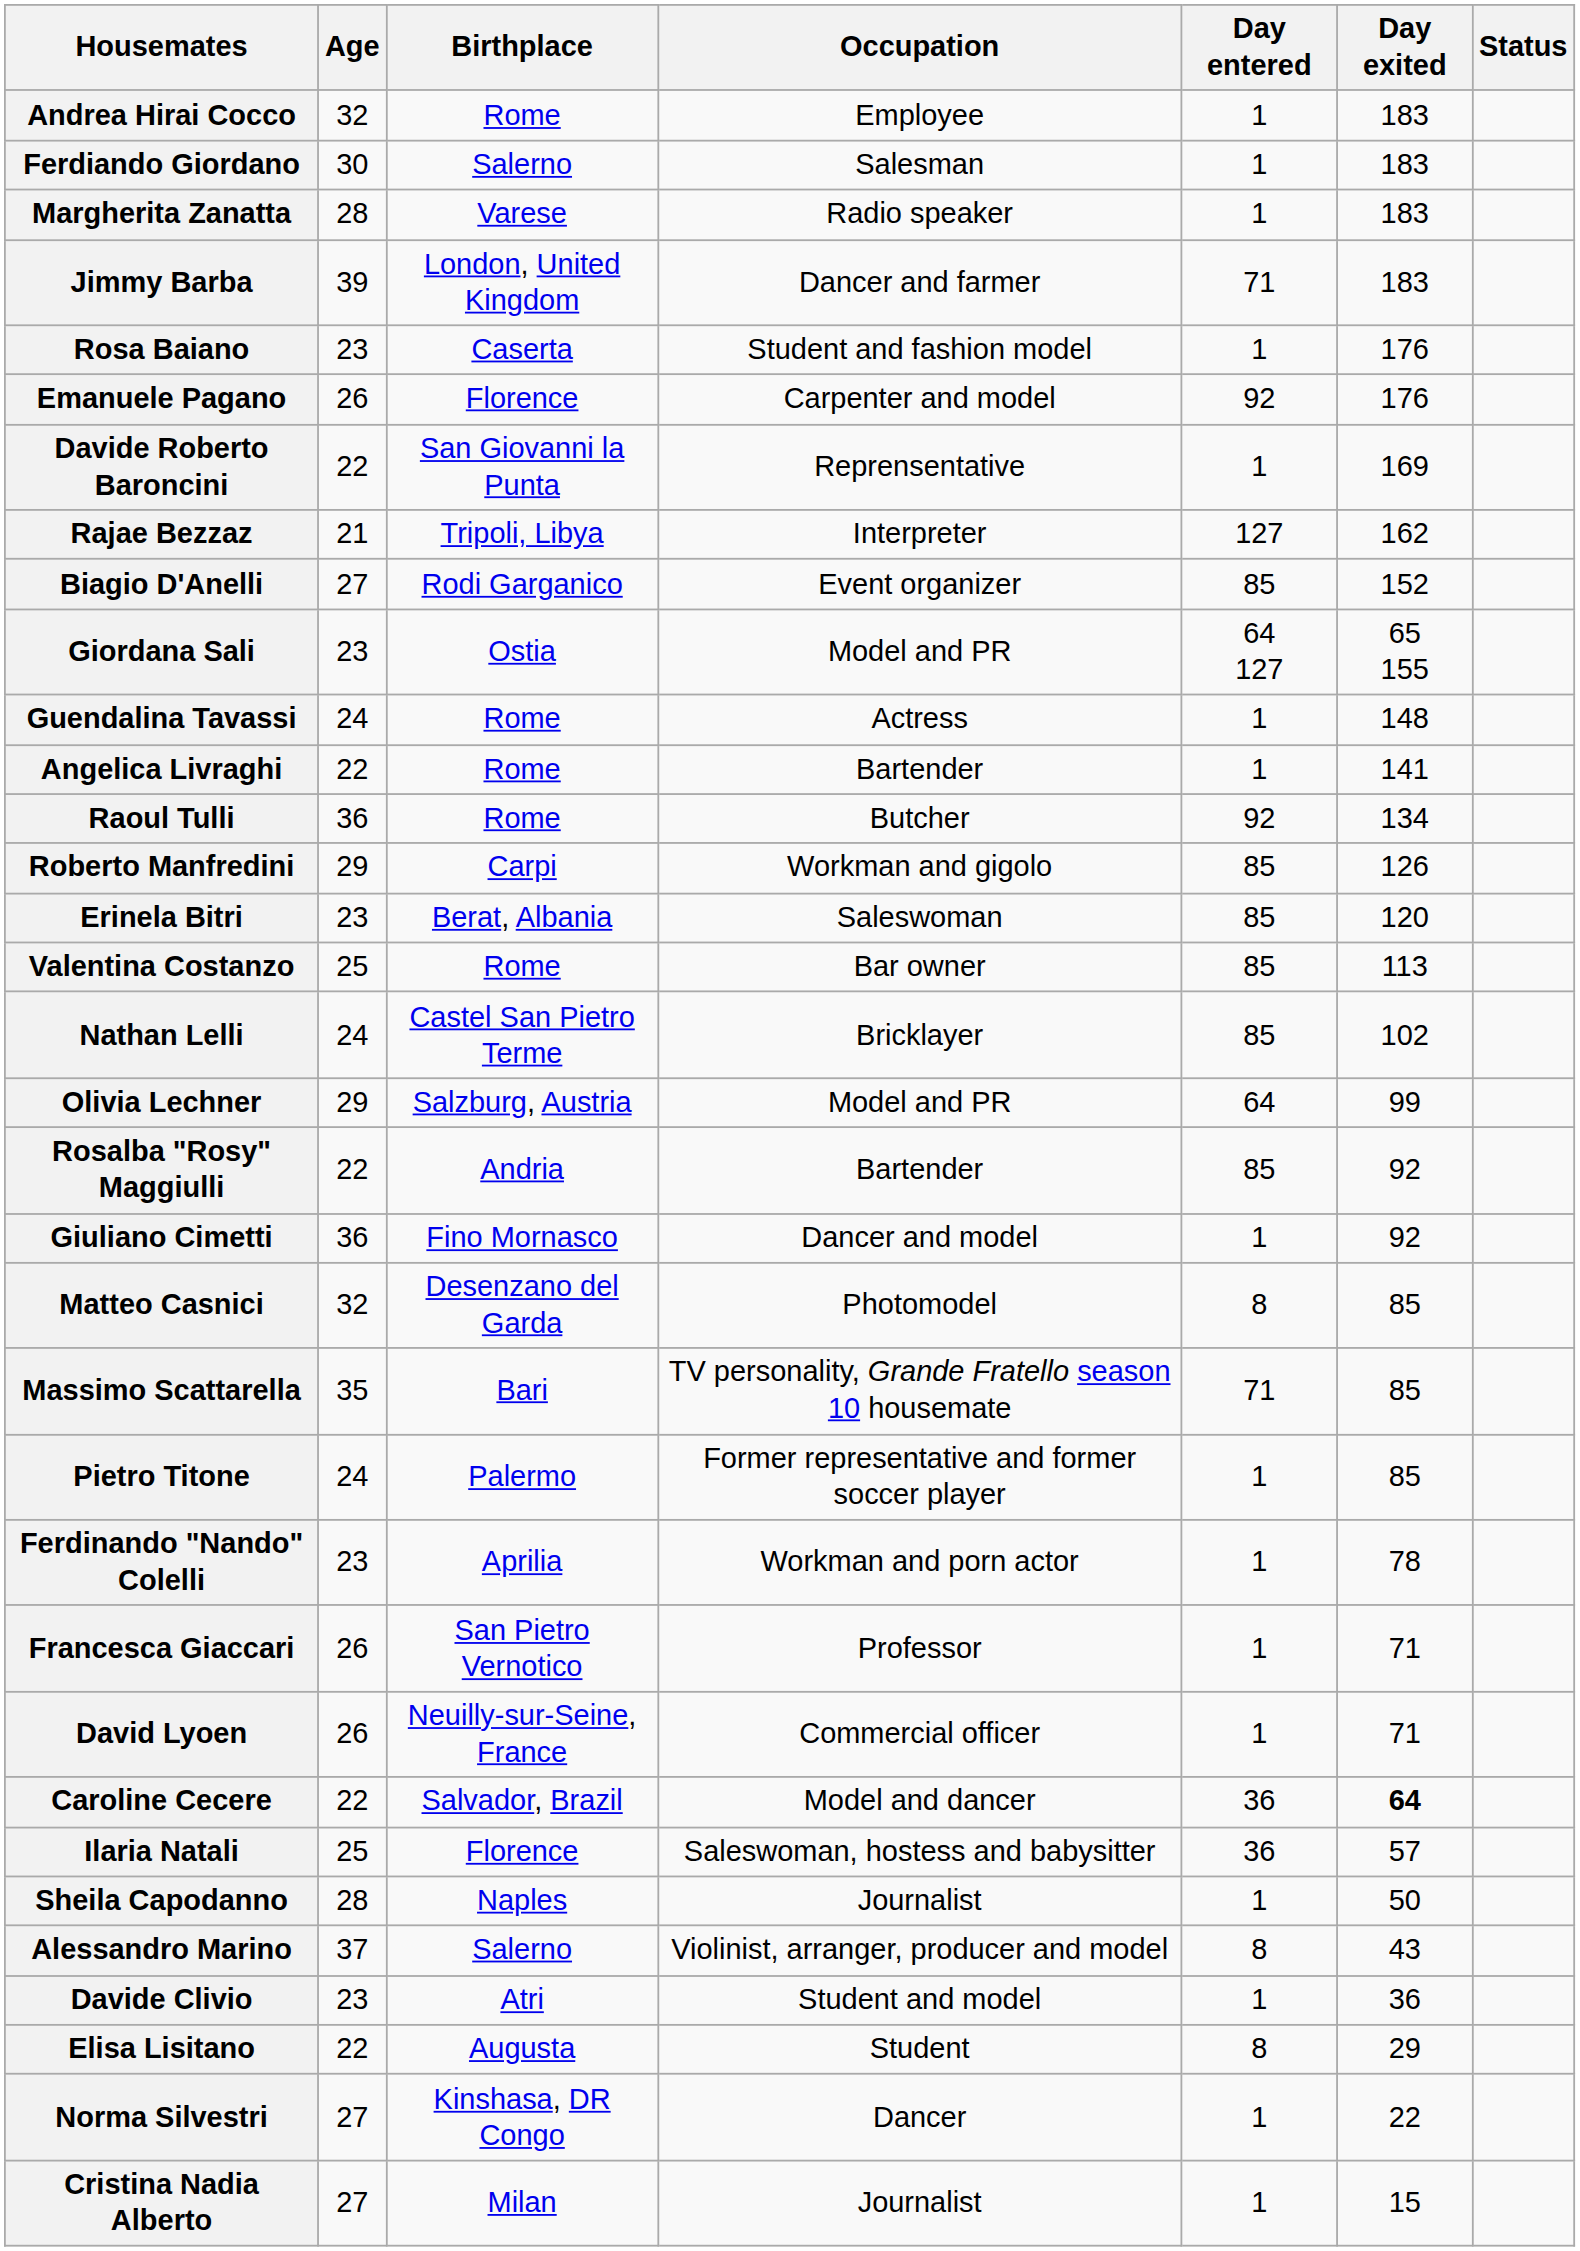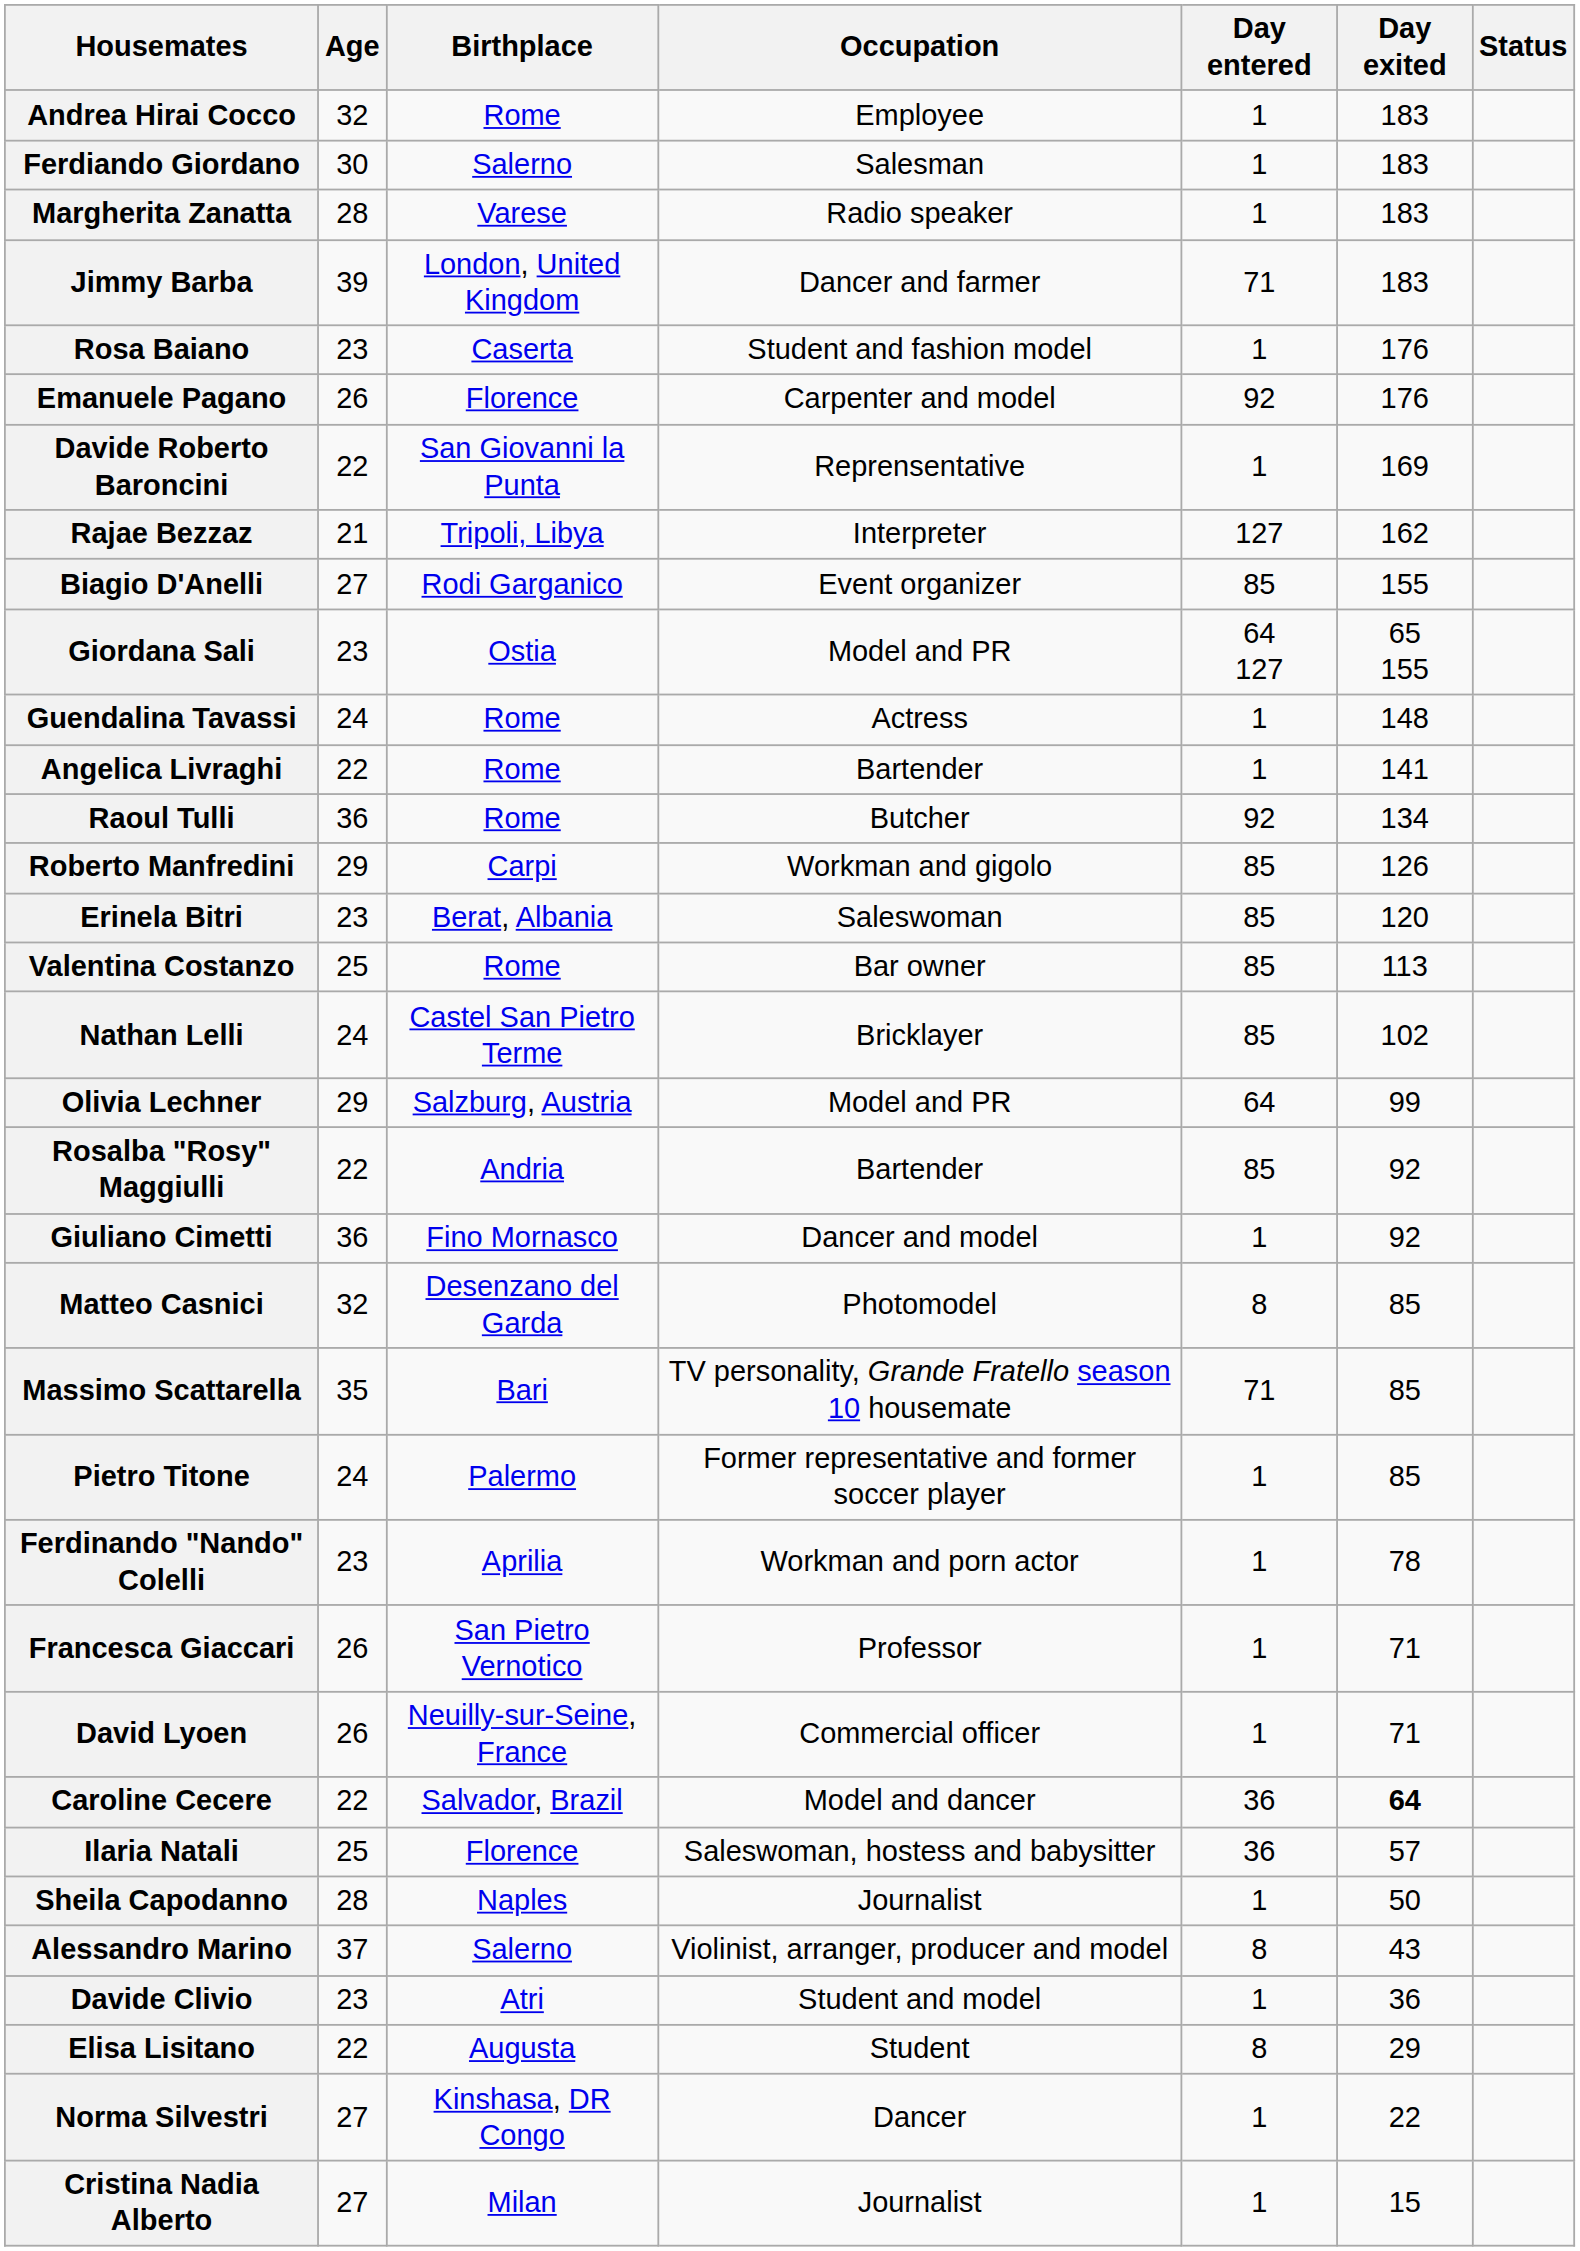(1405, 583) 152 -> (1405, 583) 155
